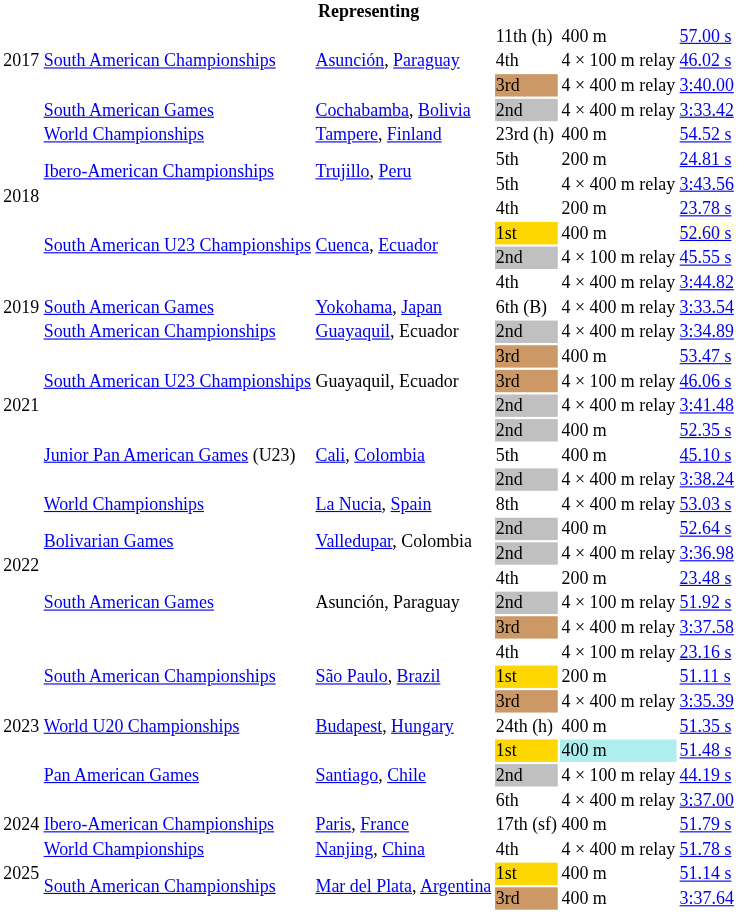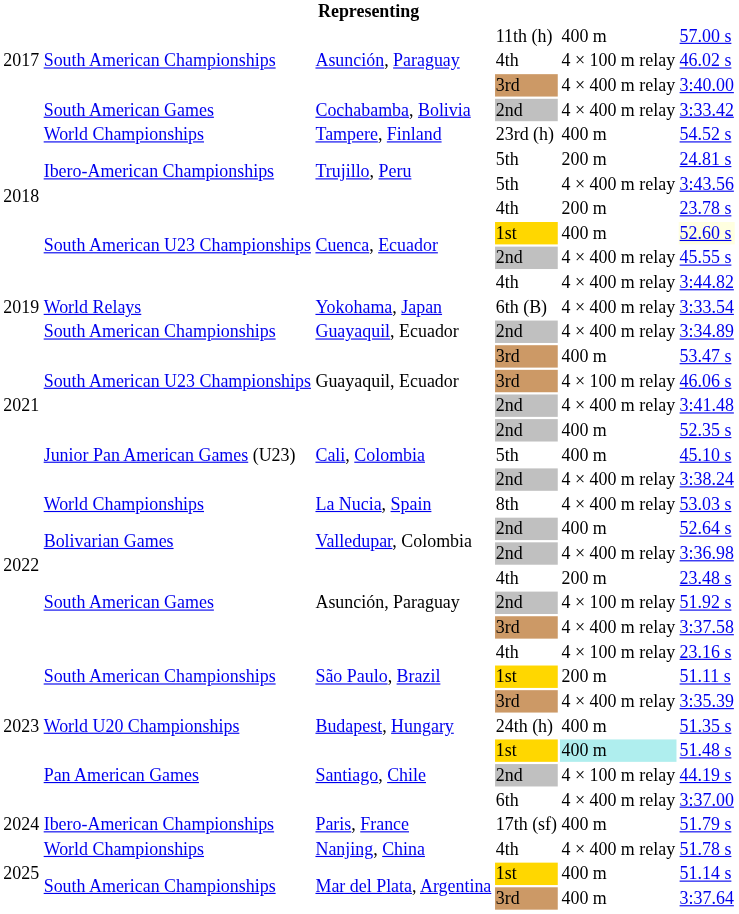(618, 257) 4 × 100 m relay -> (618, 257) 4 × 400 m relay
(129, 307) South American Games -> (92, 307) World Relays
